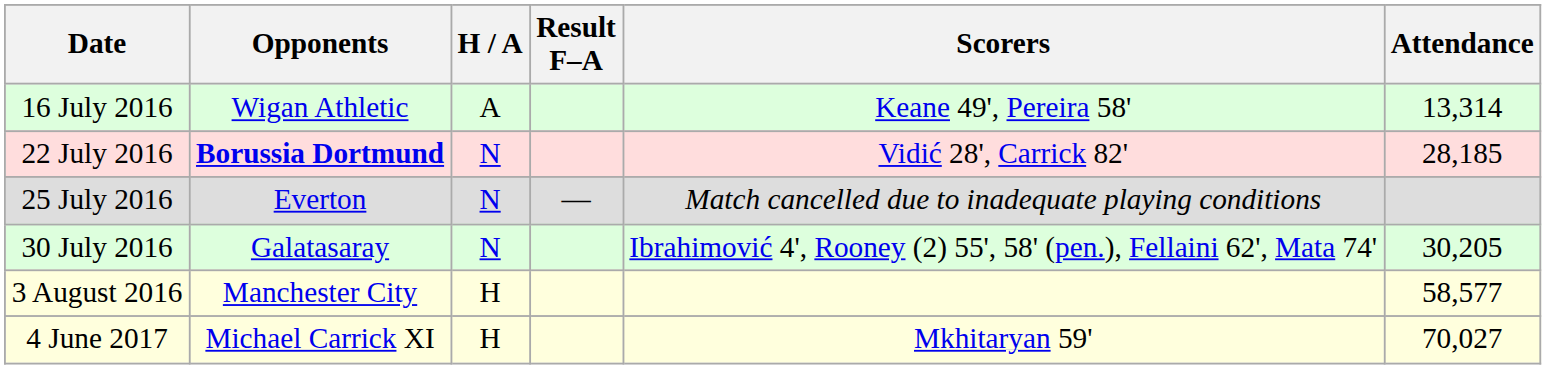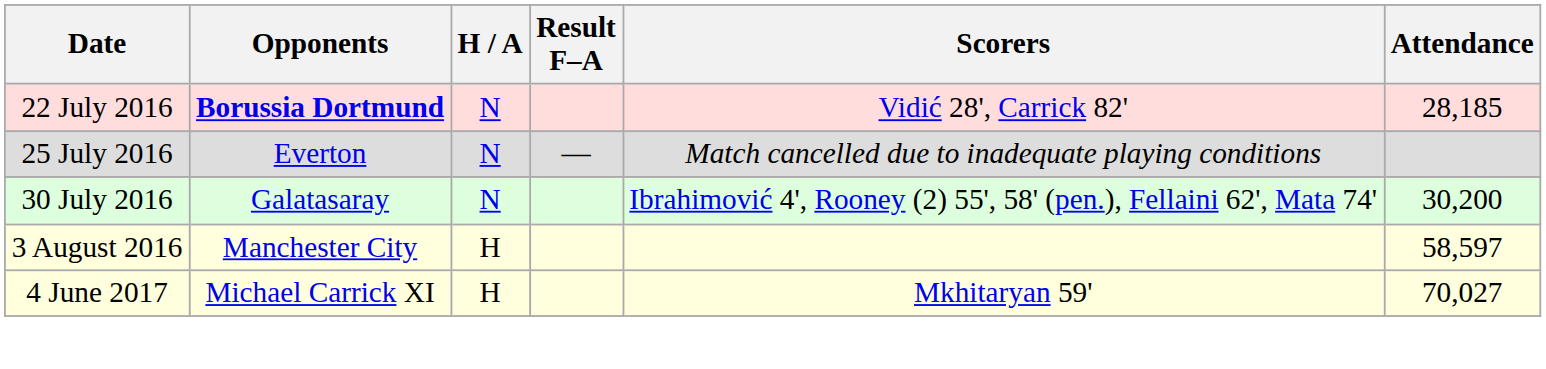- row: (97, 107)
(1462, 246) 30,205 -> (1462, 199) 30,200
(1462, 292) 58,577 -> (1462, 246) 58,597
